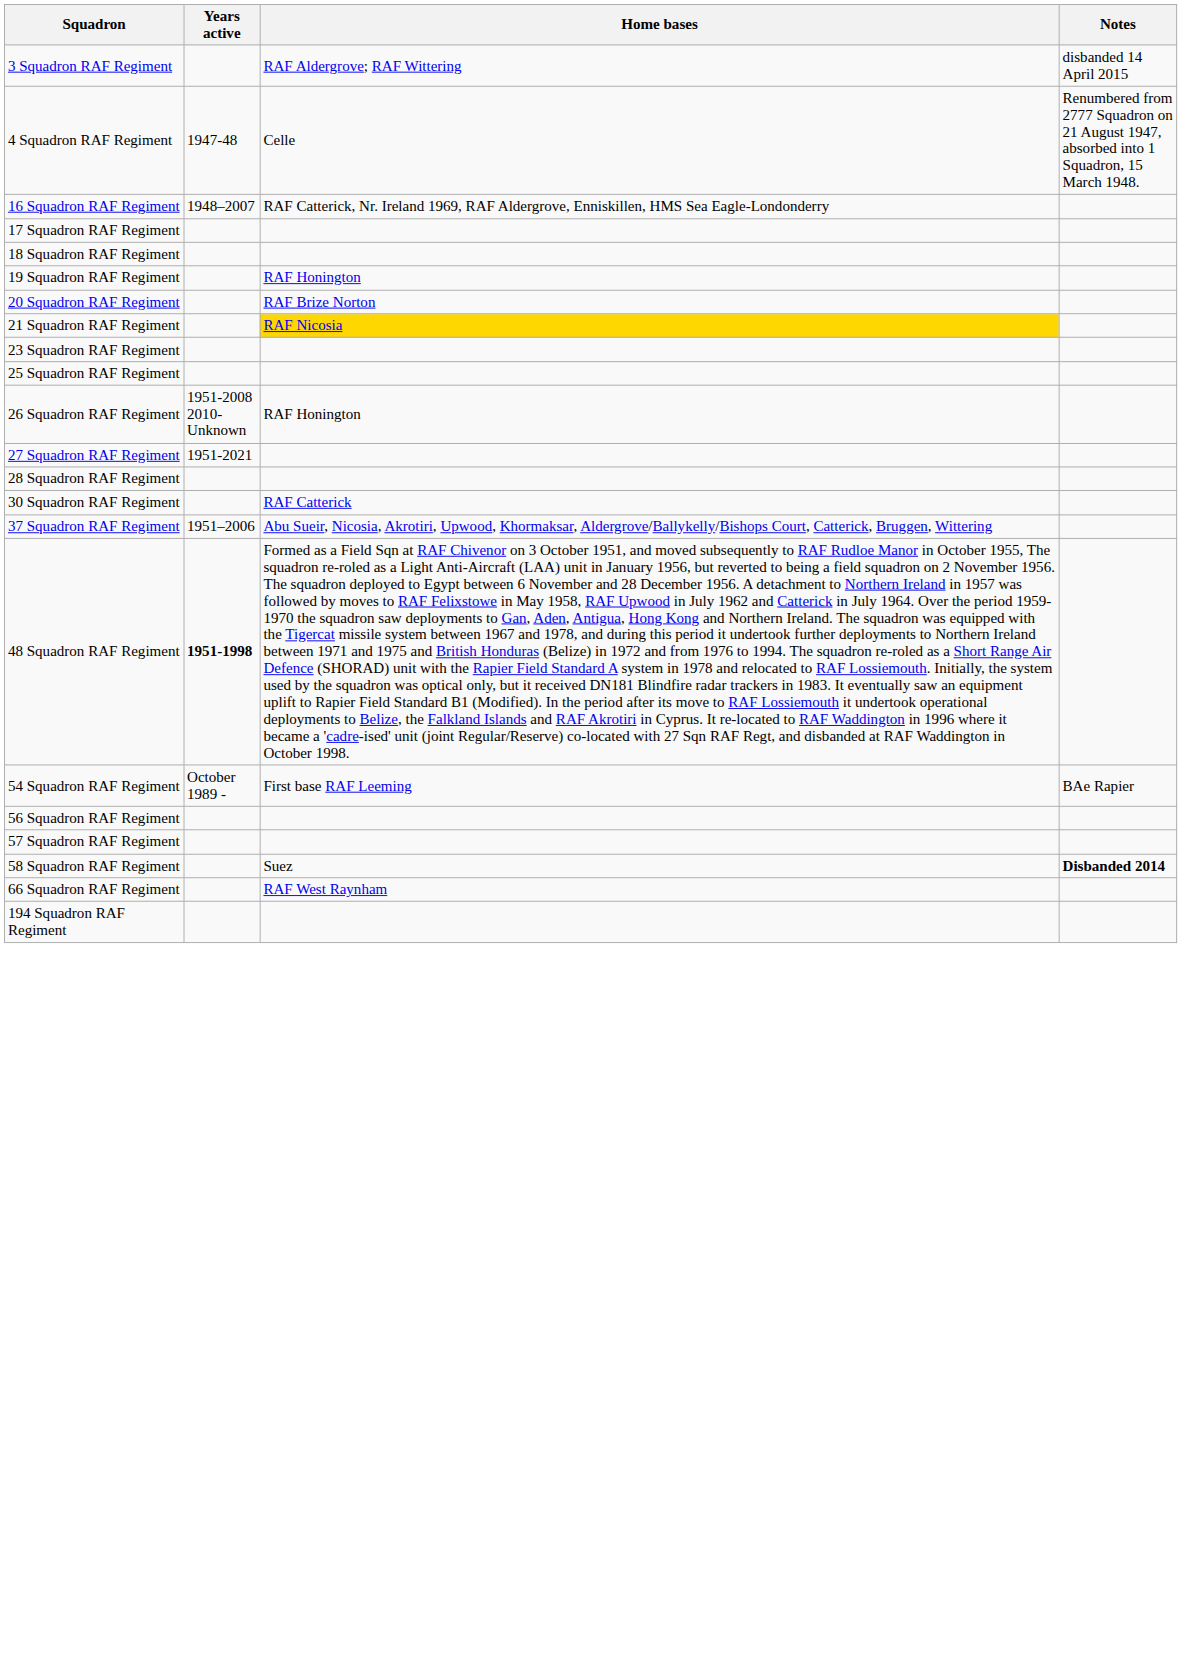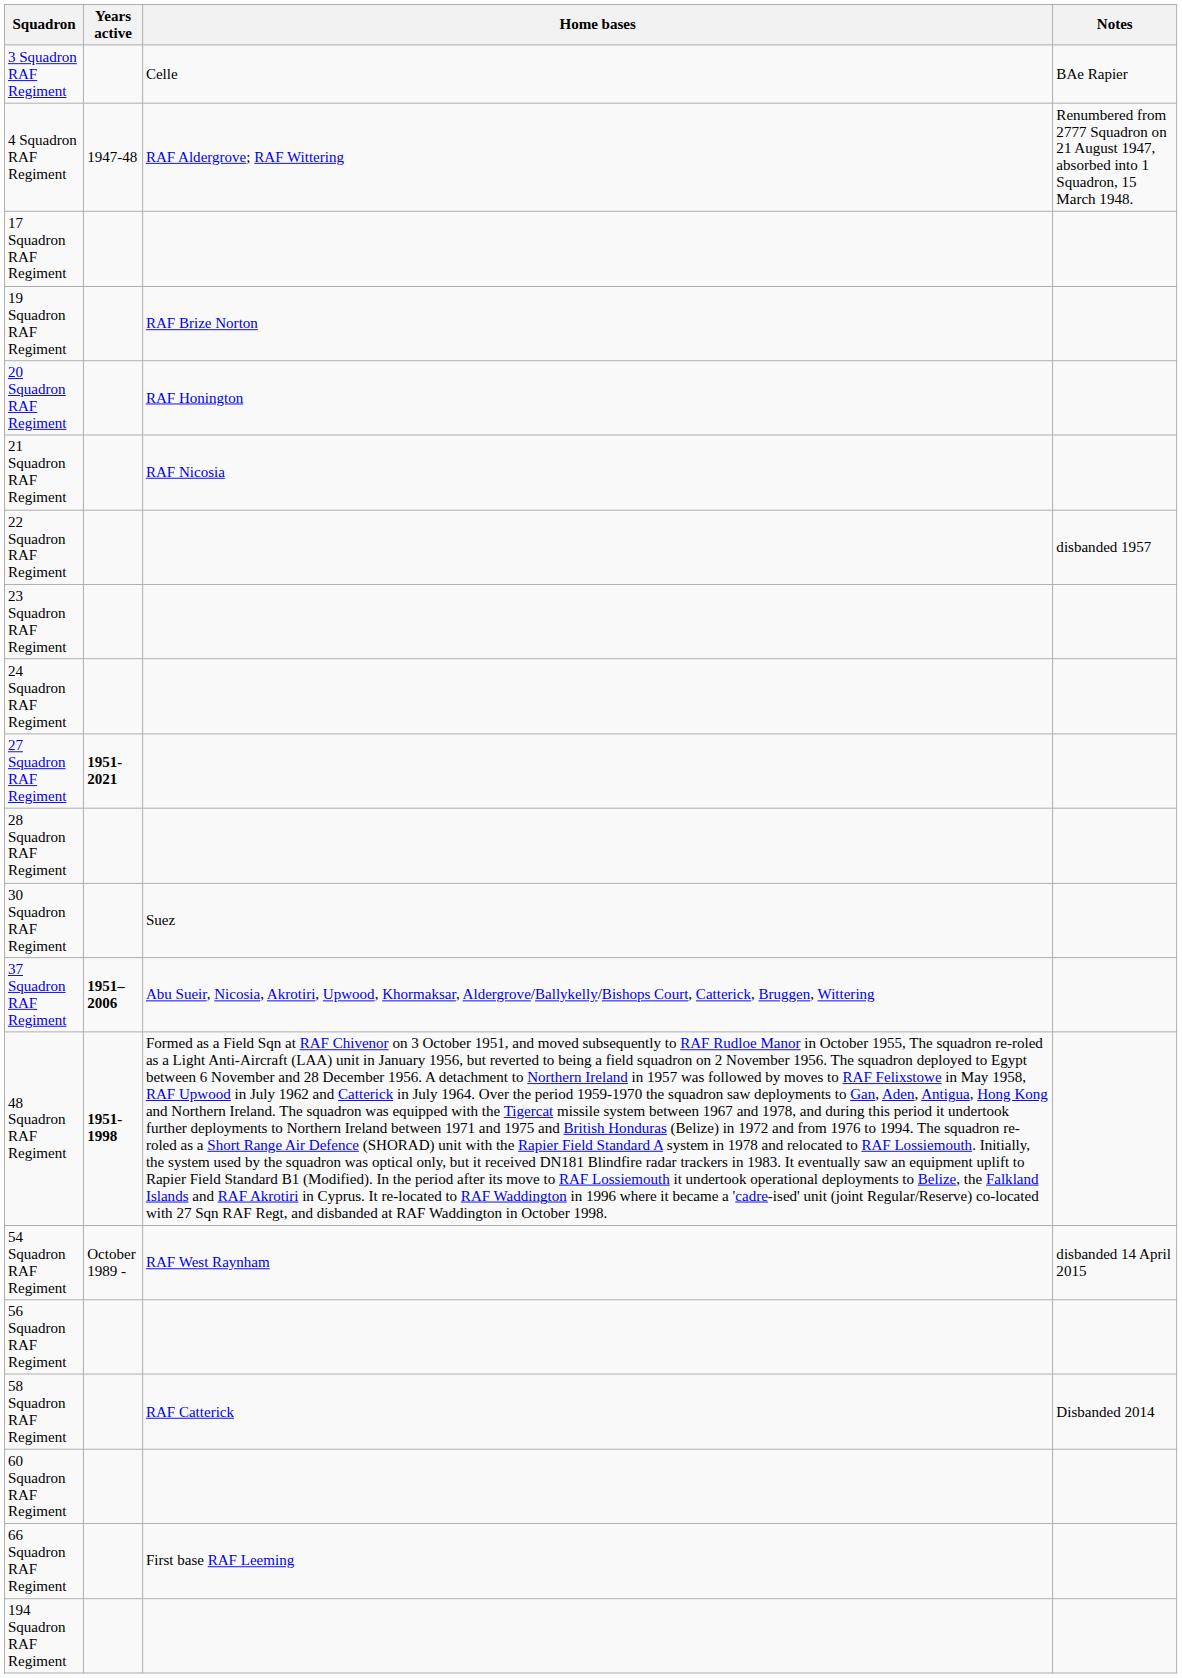(363, 65) RAF Aldergrove; RAF Wittering -> (162, 74) Celle
(1102, 65) disbanded 14 April 2015 -> (1092, 74) BAe Rapier
(279, 140) Celle -> (245, 157) RAF Aldergrove; RAF Wittering
- row: (94, 206)
- row: (94, 254)
(312, 277) RAF Honington -> (202, 323) RAF Brize Norton
(319, 301) RAF Brize Norton -> (195, 397) RAF Honington
(303, 325) gold background -> (185, 472) no background
+ row: (37, 547)
+ row: (37, 696)
- row: (94, 373)
- row: (94, 414)
(220, 454) normal -> (105, 771) bold
(308, 502) RAF Catterick -> (161, 920) Suez
(221, 526) normal -> (106, 994) bold
(338, 785) First base RAF Leeming -> (208, 1262) RAF West Raynham
(1098, 785) BAe Rapier -> (1114, 1262) disbanded 14 April 2015
- row: (94, 841)
(278, 865) Suez -> (190, 1411) RAF Catterick
(1114, 865) bold -> (1105, 1411) normal
+ row: (37, 1486)
(325, 889) RAF West Raynham -> (220, 1560) First base RAF Leeming
